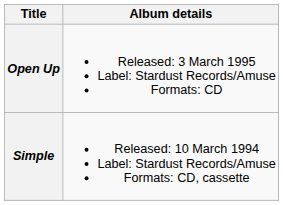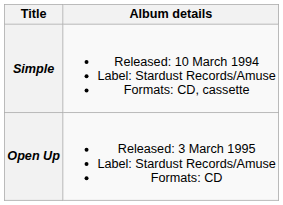rows swapped: (34, 156) <-> (34, 68)
